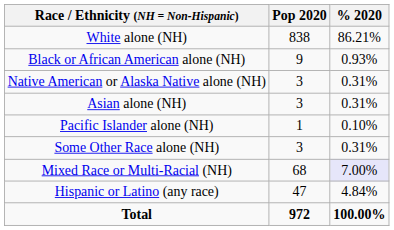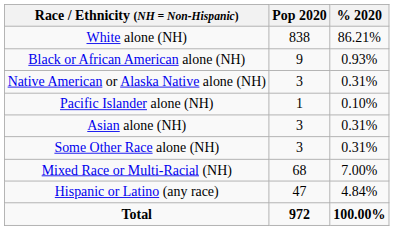rows swapped: (137, 103) <-> (137, 125)
(359, 170) lavender background -> (359, 170) no background
